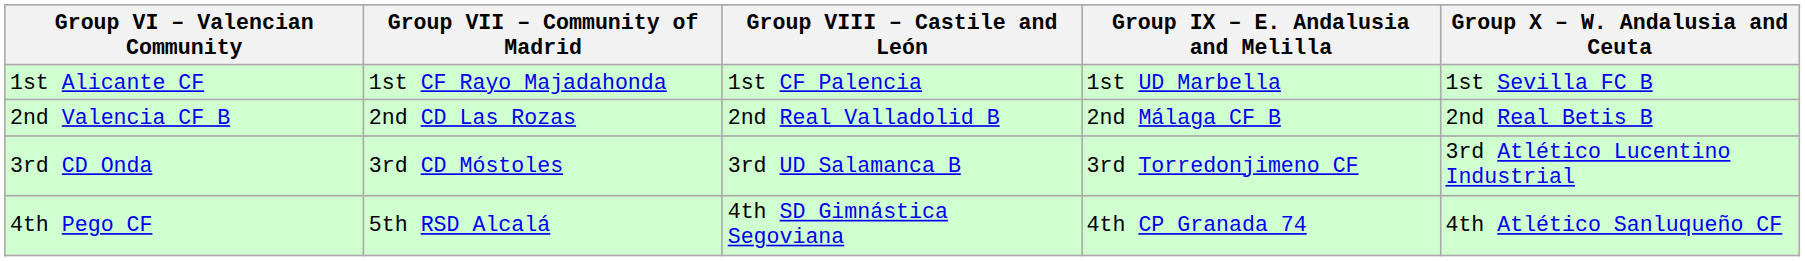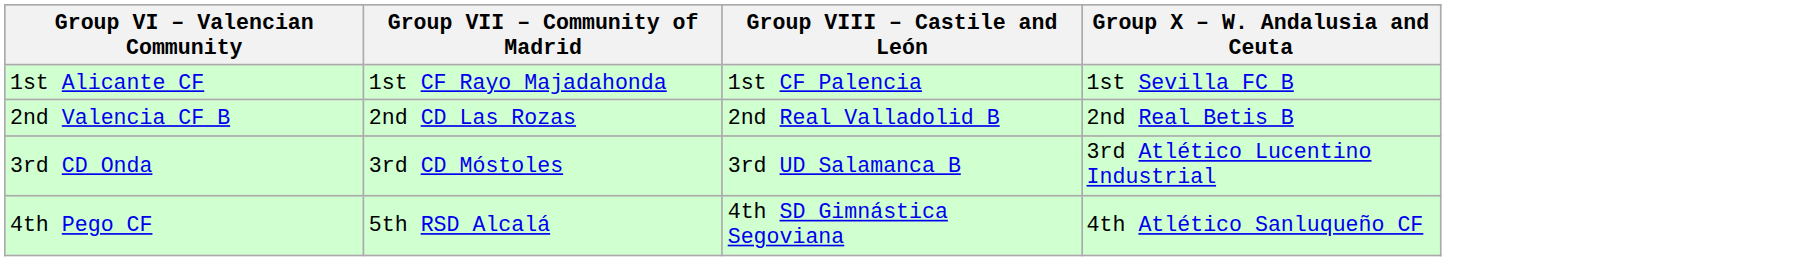- column: (1261, 35)
